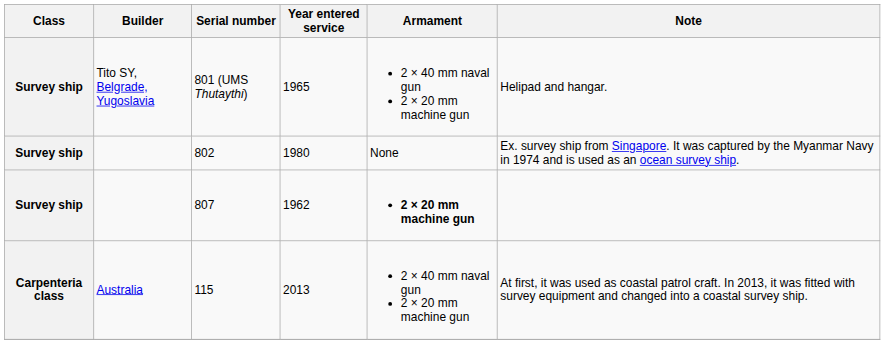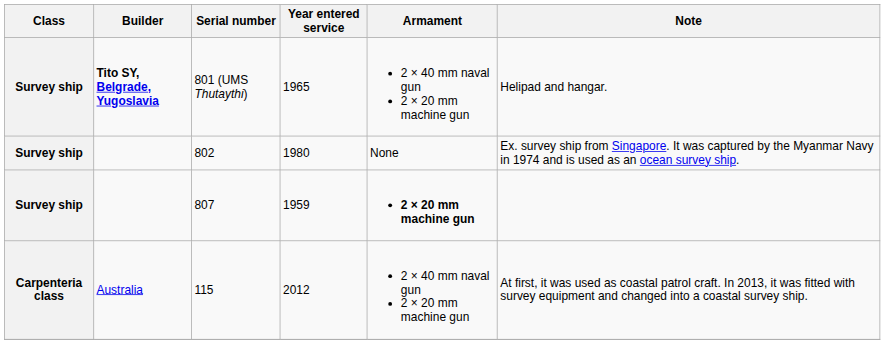(125, 86) normal -> (128, 86) bold
(296, 204) 1962 -> (296, 204) 1959
(296, 289) 2013 -> (296, 289) 2012
